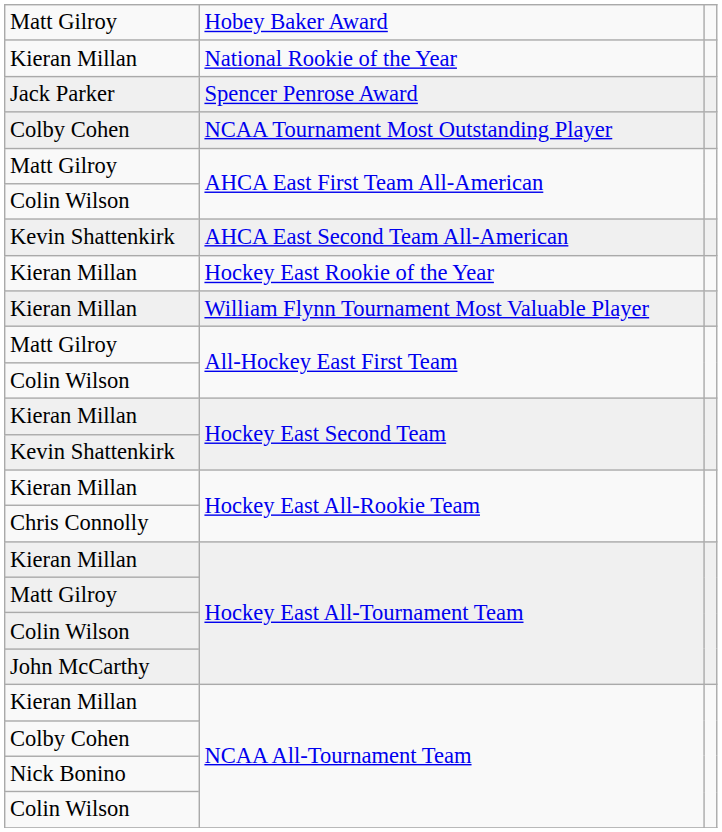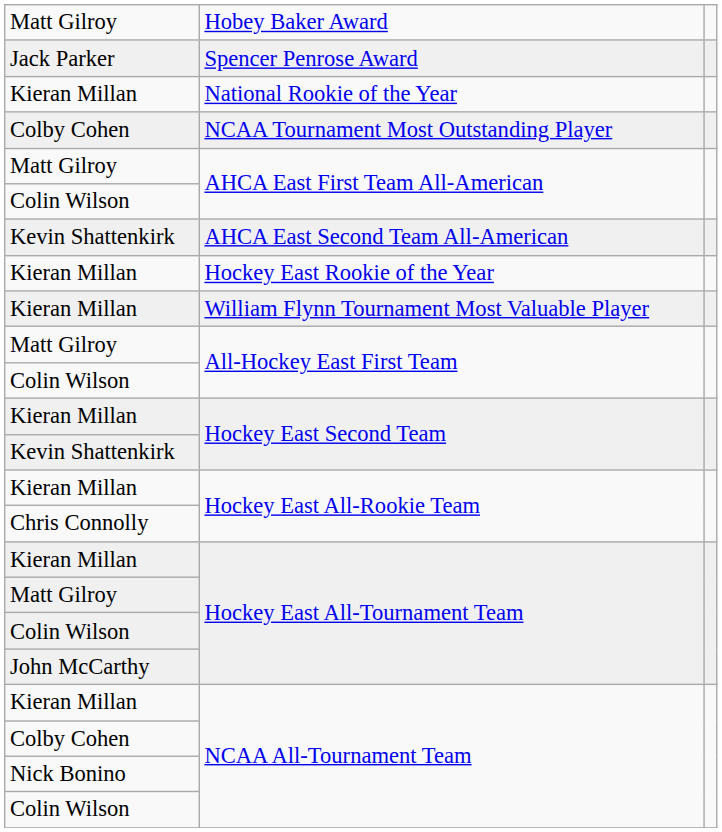rows swapped: (62, 93) <-> (73, 58)
